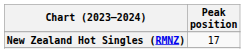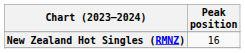(214, 40) 17 -> (214, 40) 16
